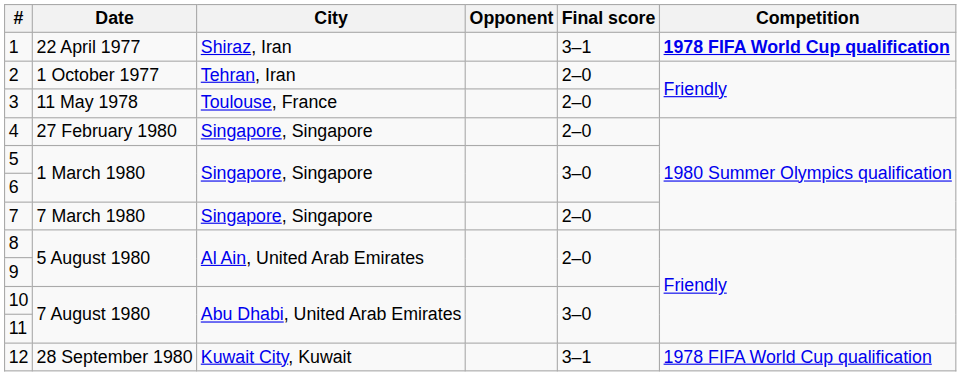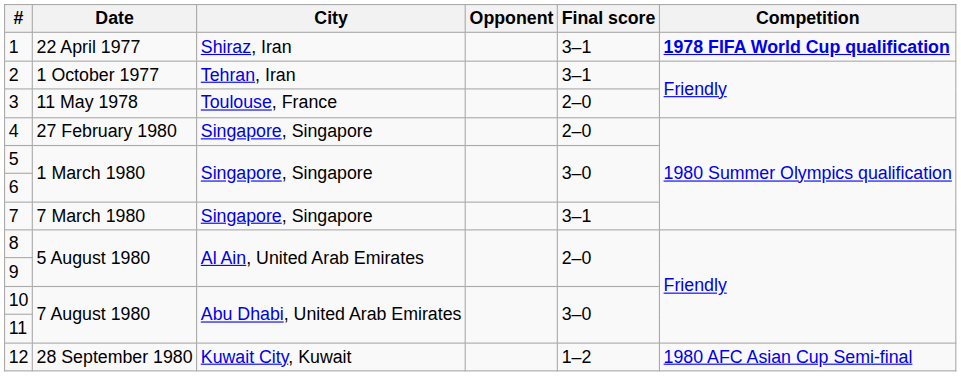(576, 74) 2–0 -> (576, 74) 3–1
(576, 215) 2–0 -> (576, 215) 3–1
(576, 356) 3–1 -> (576, 356) 1–2
(798, 356) 1978 FIFA World Cup qualification -> (788, 356) 1980 AFC Asian Cup Semi-final
